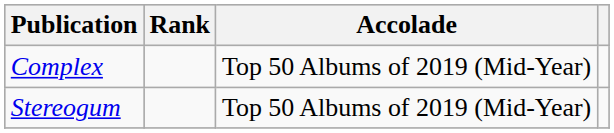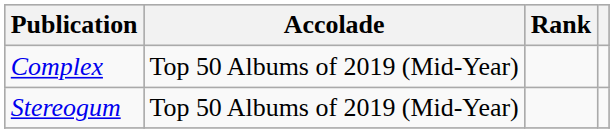columns swapped: (407, 25) <-> (180, 25)
